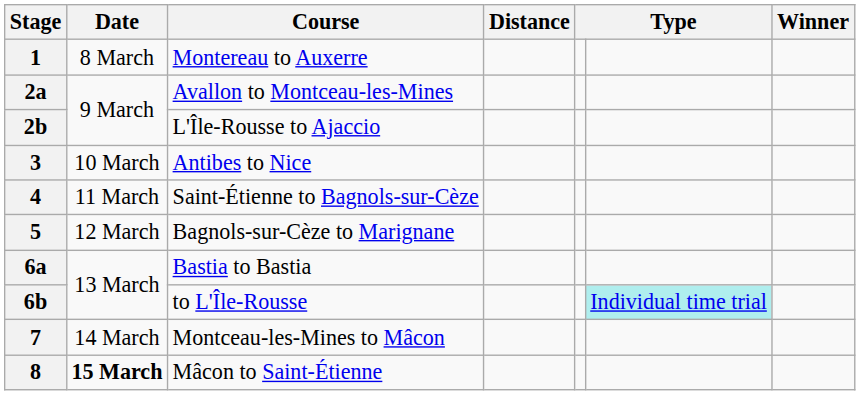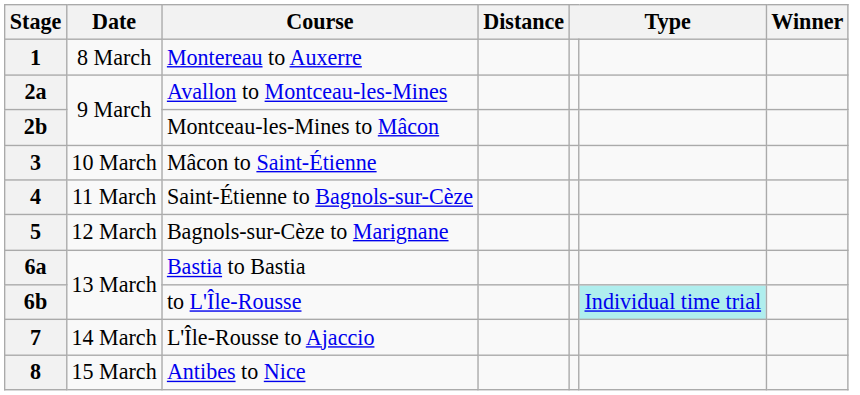(276, 127) L'Île-Rousse to Ajaccio -> (303, 127) Montceau-les-Mines to Mâcon
(242, 162) Antibes to Nice -> (272, 162) Mâcon to Saint-Étienne
(309, 337) Montceau-les-Mines to Mâcon -> (271, 337) L'Île-Rousse to Ajaccio
(117, 372) bold -> (114, 372) normal
(277, 372) Mâcon to Saint-Étienne -> (236, 372) Antibes to Nice
